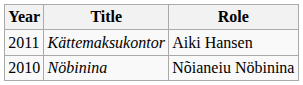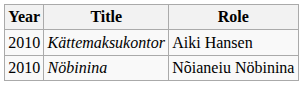(24, 42) 2011 -> (24, 42) 2010
